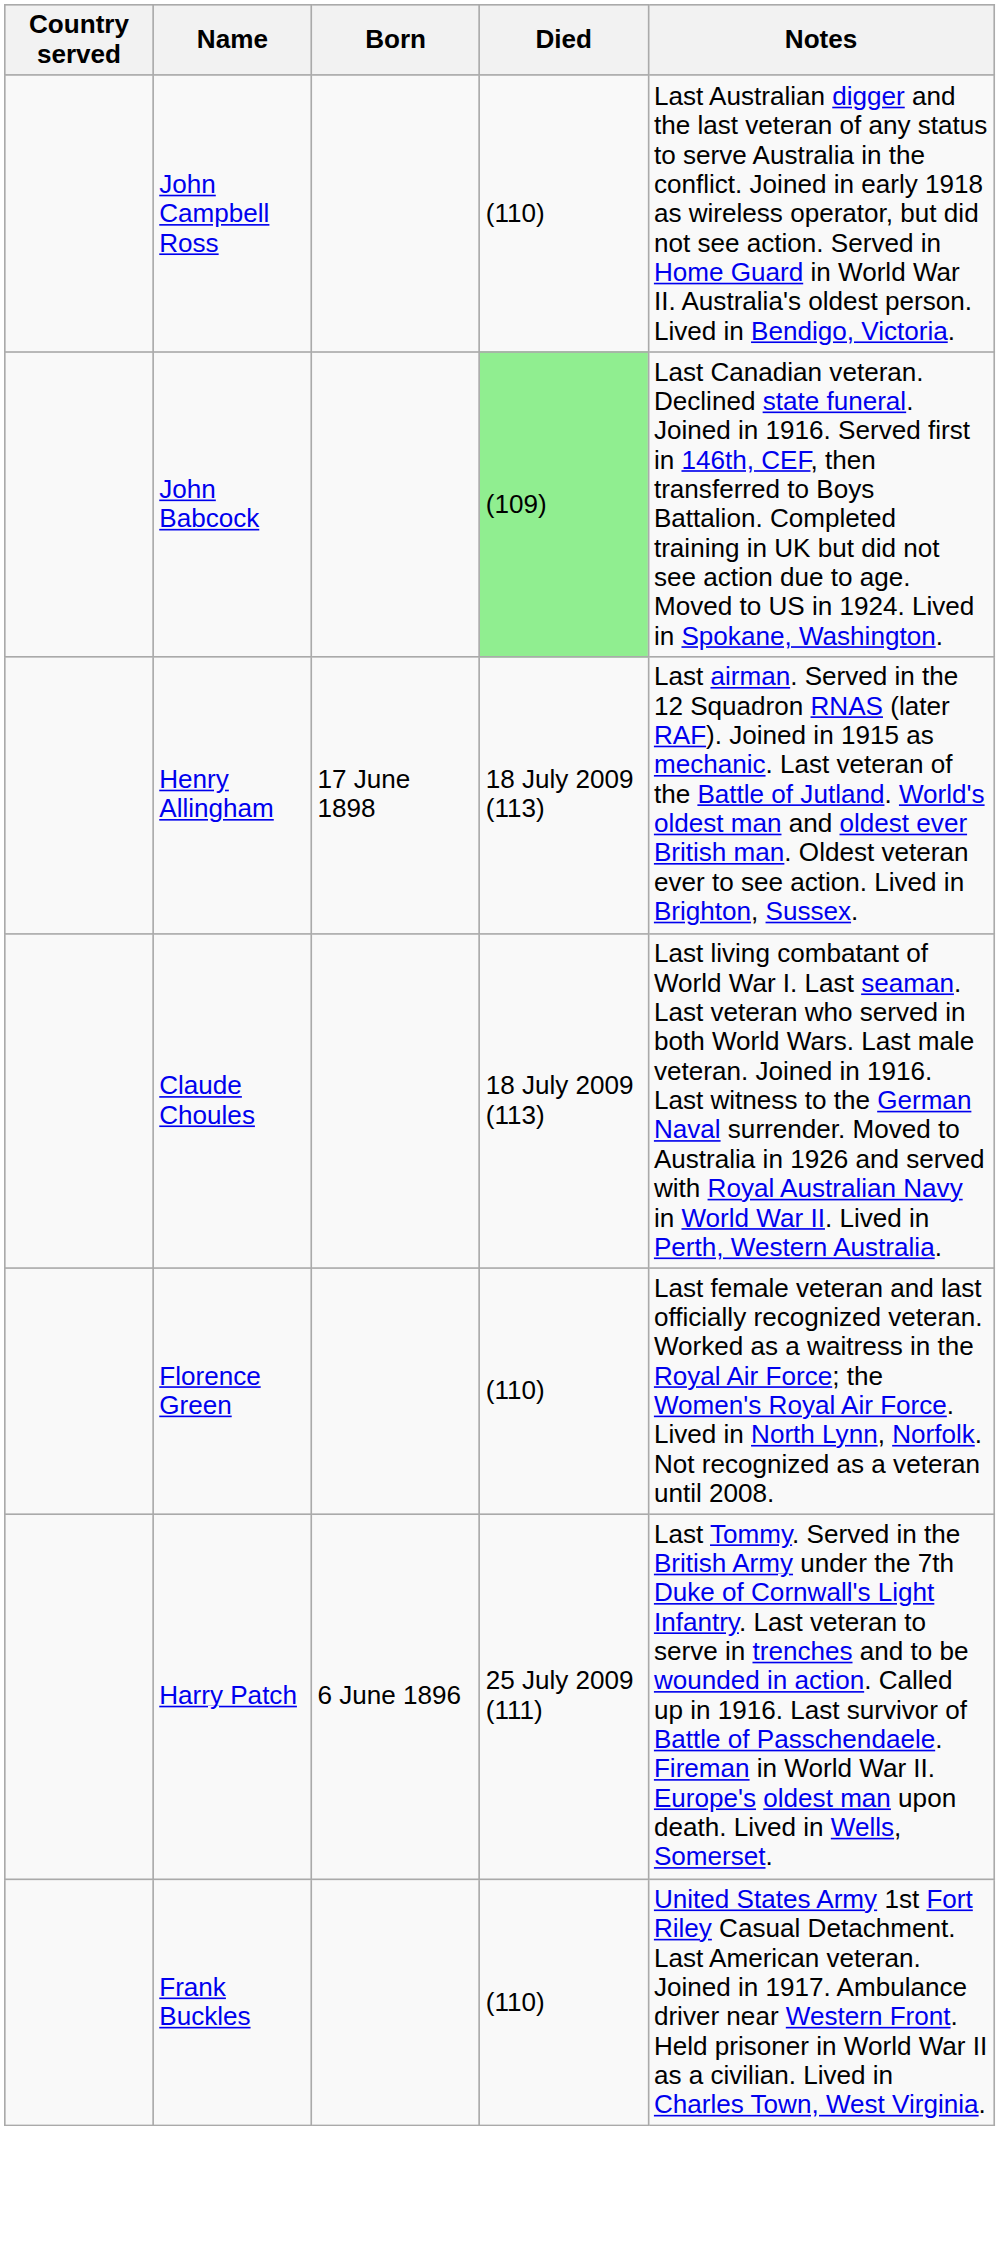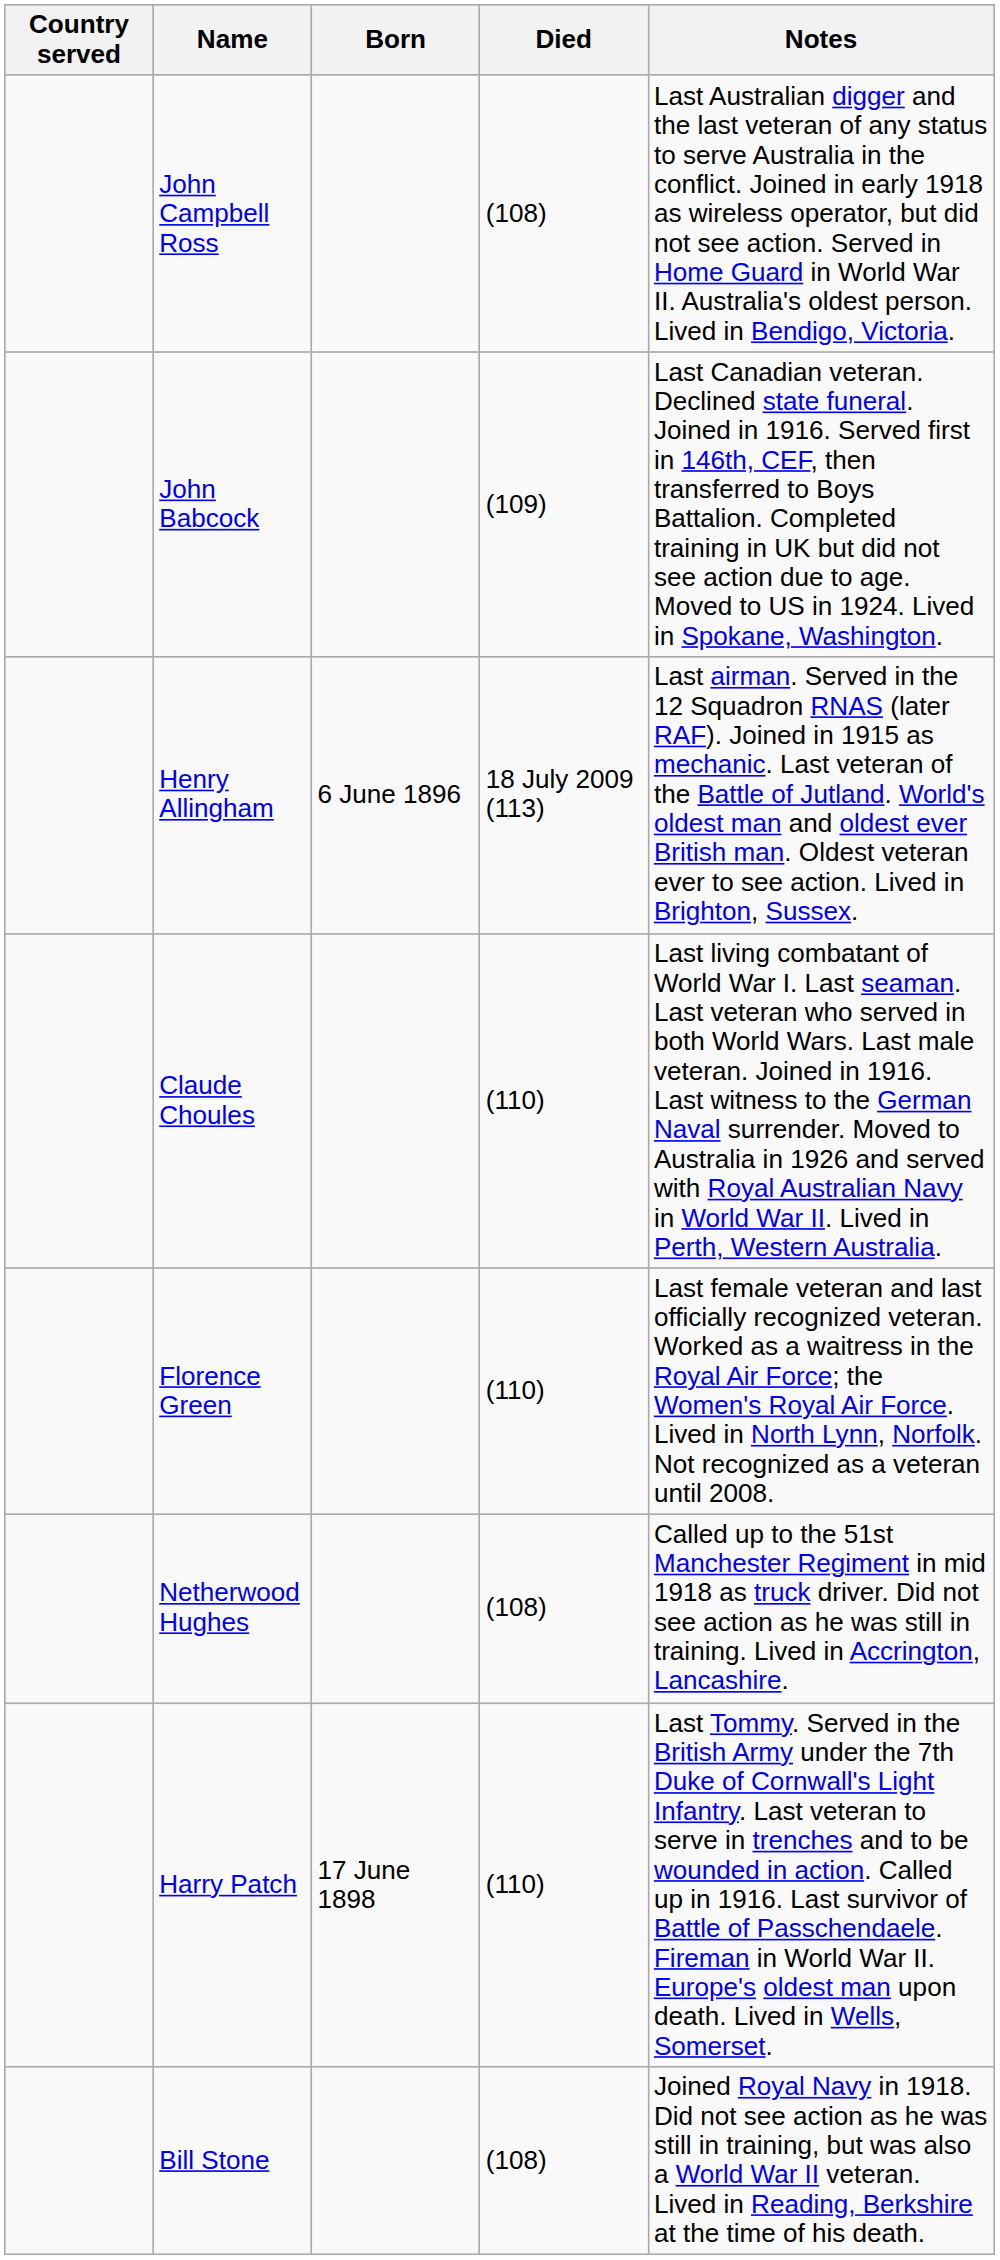(515, 213) (110) -> (516, 213) (108)
(516, 503) lightgreen background -> (516, 503) no background
(364, 794) 17 June 1898 -> (389, 794) 6 June 1896
(560, 1100) 18 July 2009 (113) -> (515, 1100) (110)
+ row: (230, 1608)
(389, 1696) 6 June 1896 -> (364, 1884) 17 June 1898
(560, 1696) 25 July 2009 (111) -> (515, 1884) (110)
+ row: (214, 2160)
- row: (205, 2001)
